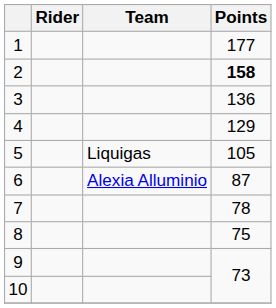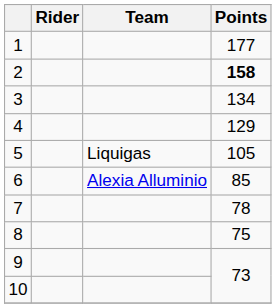(241, 99) 136 -> (241, 99) 134
(241, 180) 87 -> (241, 180) 85
